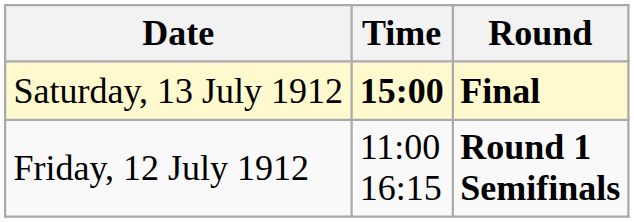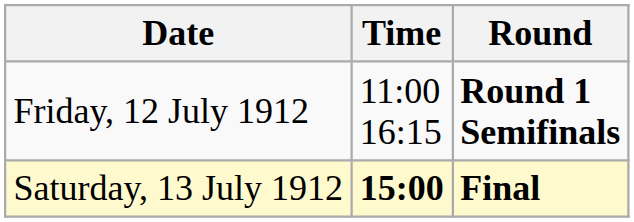rows swapped: (161, 167) <-> (178, 90)
